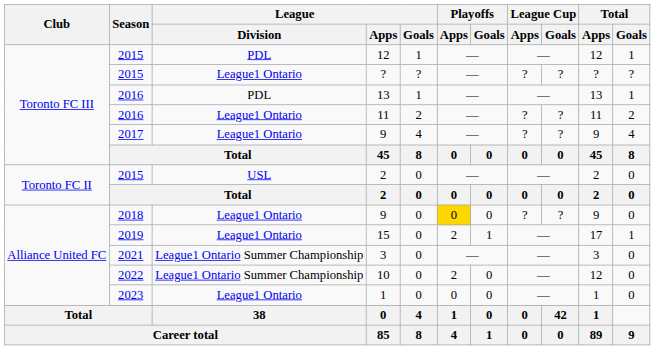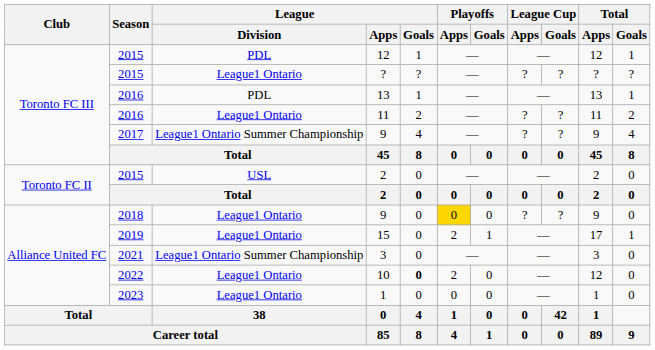(259, 134) League1 Ontario -> (259, 134) League1 Ontario Summer Championship
(259, 275) League1 Ontario Summer Championship -> (259, 275) League1 Ontario
(419, 275) normal -> (419, 275) bold
